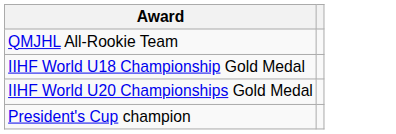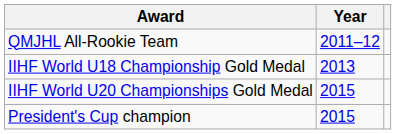+ column: (350, 16)
